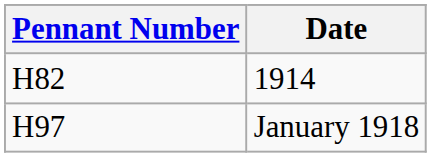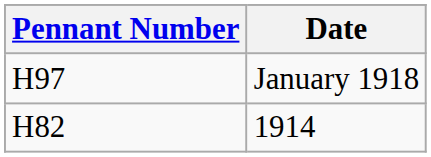rows swapped: (285, 77) <-> (336, 126)
